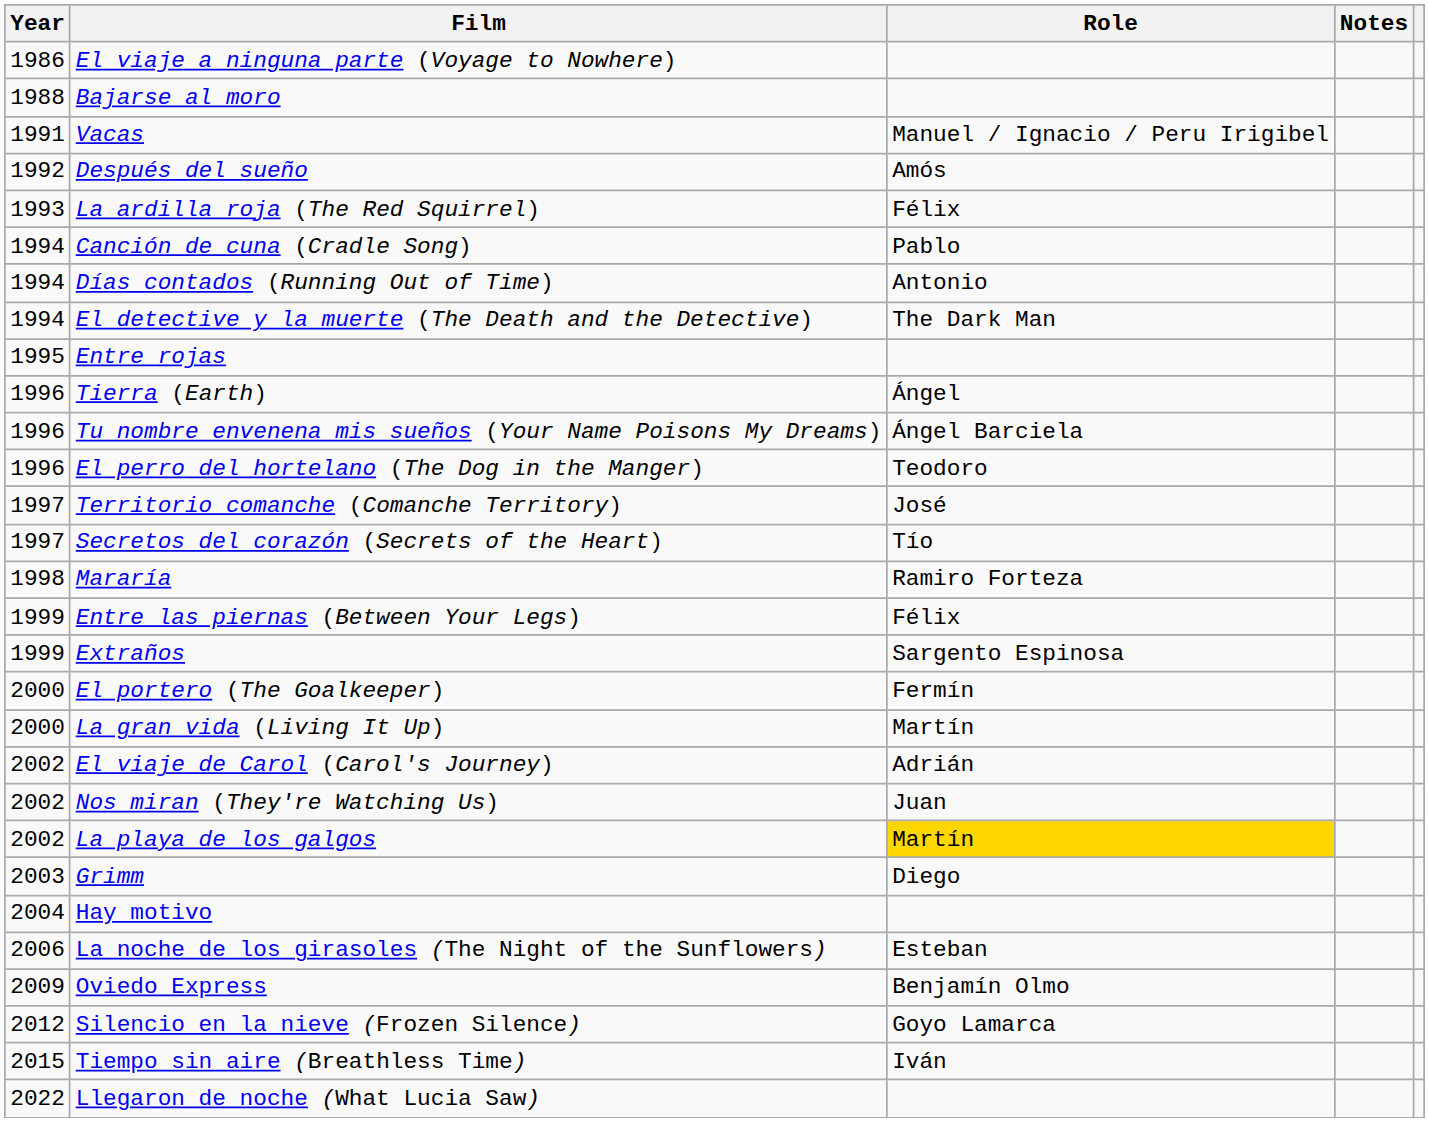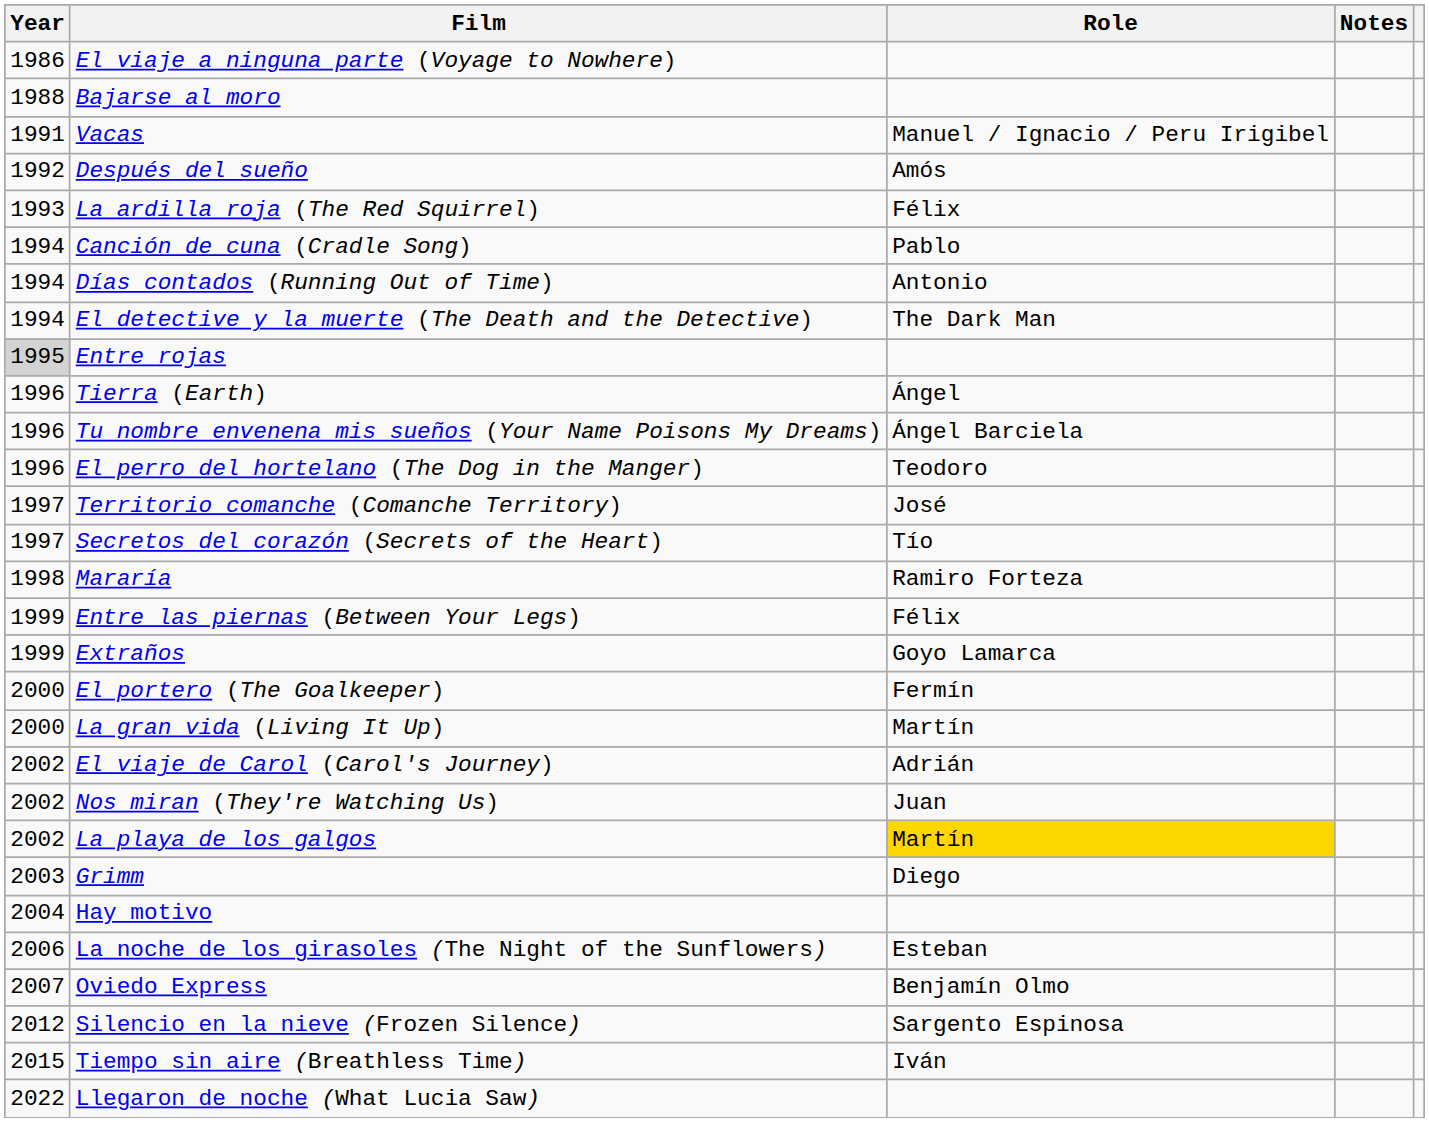(38, 357) no background -> (38, 357) lightgrey background
(1008, 654) Sargento Espinosa -> (974, 654) Goyo Lamarca
(38, 987) 2009 -> (38, 987) 2007
(974, 1025) Goyo Lamarca -> (1008, 1025) Sargento Espinosa
